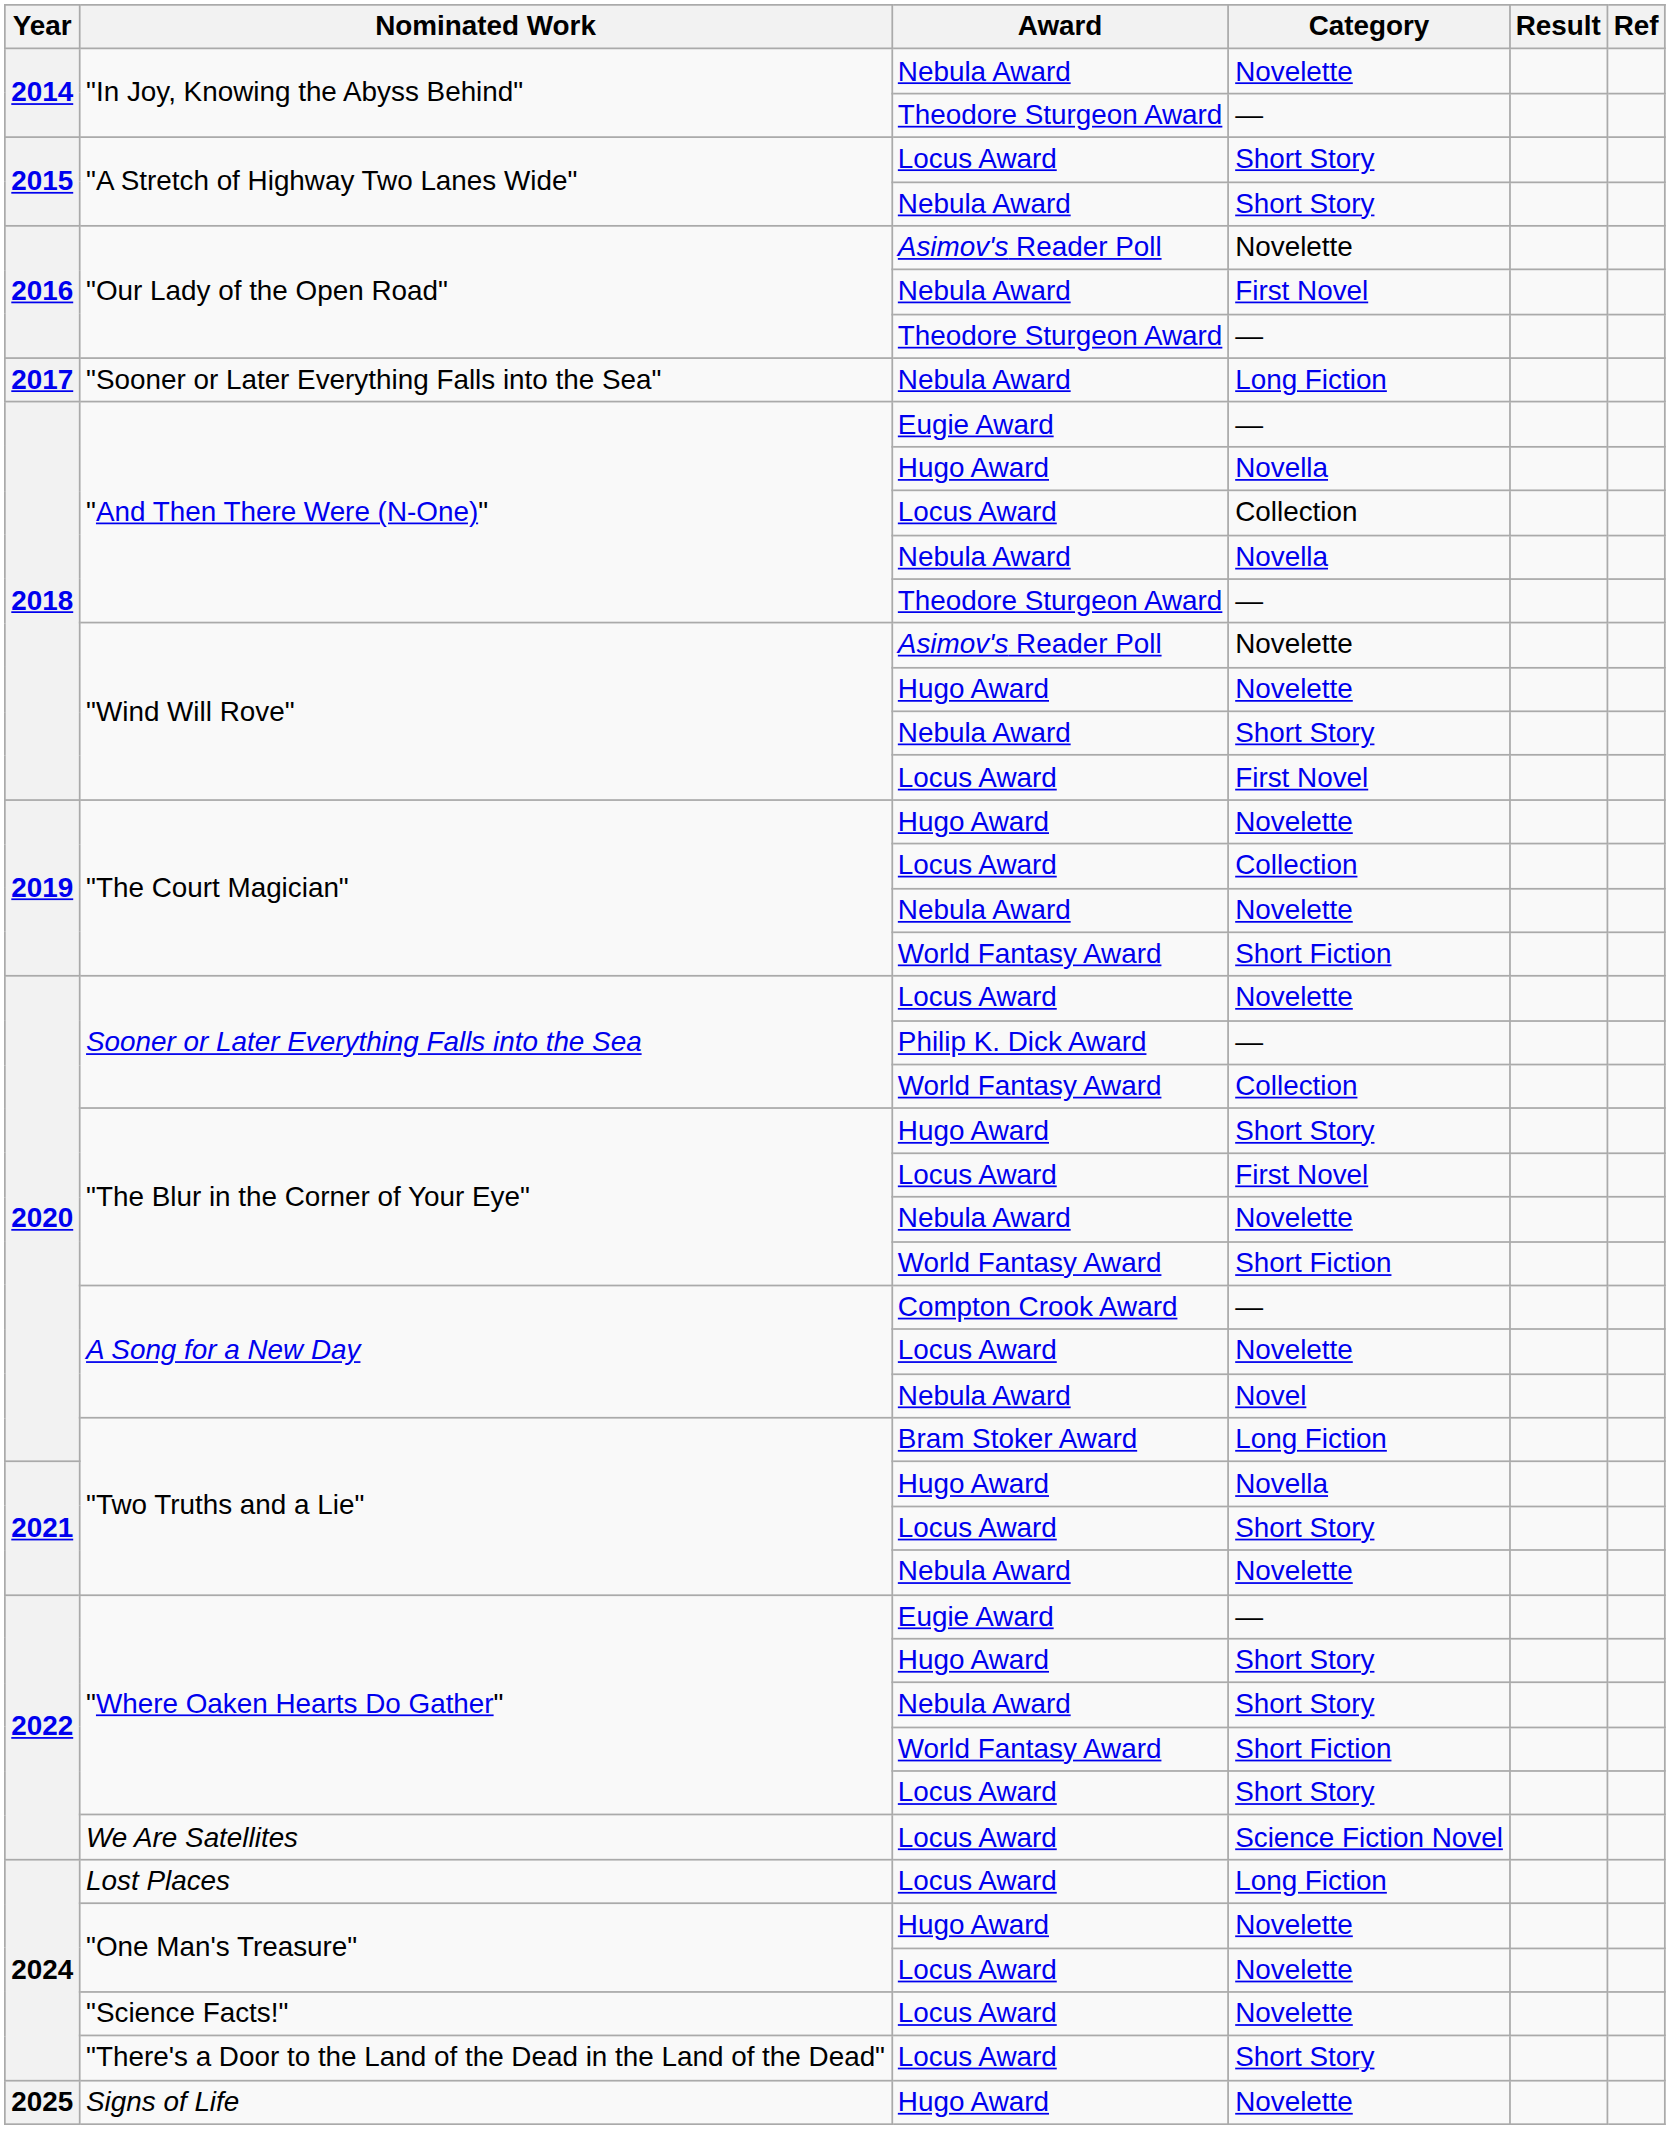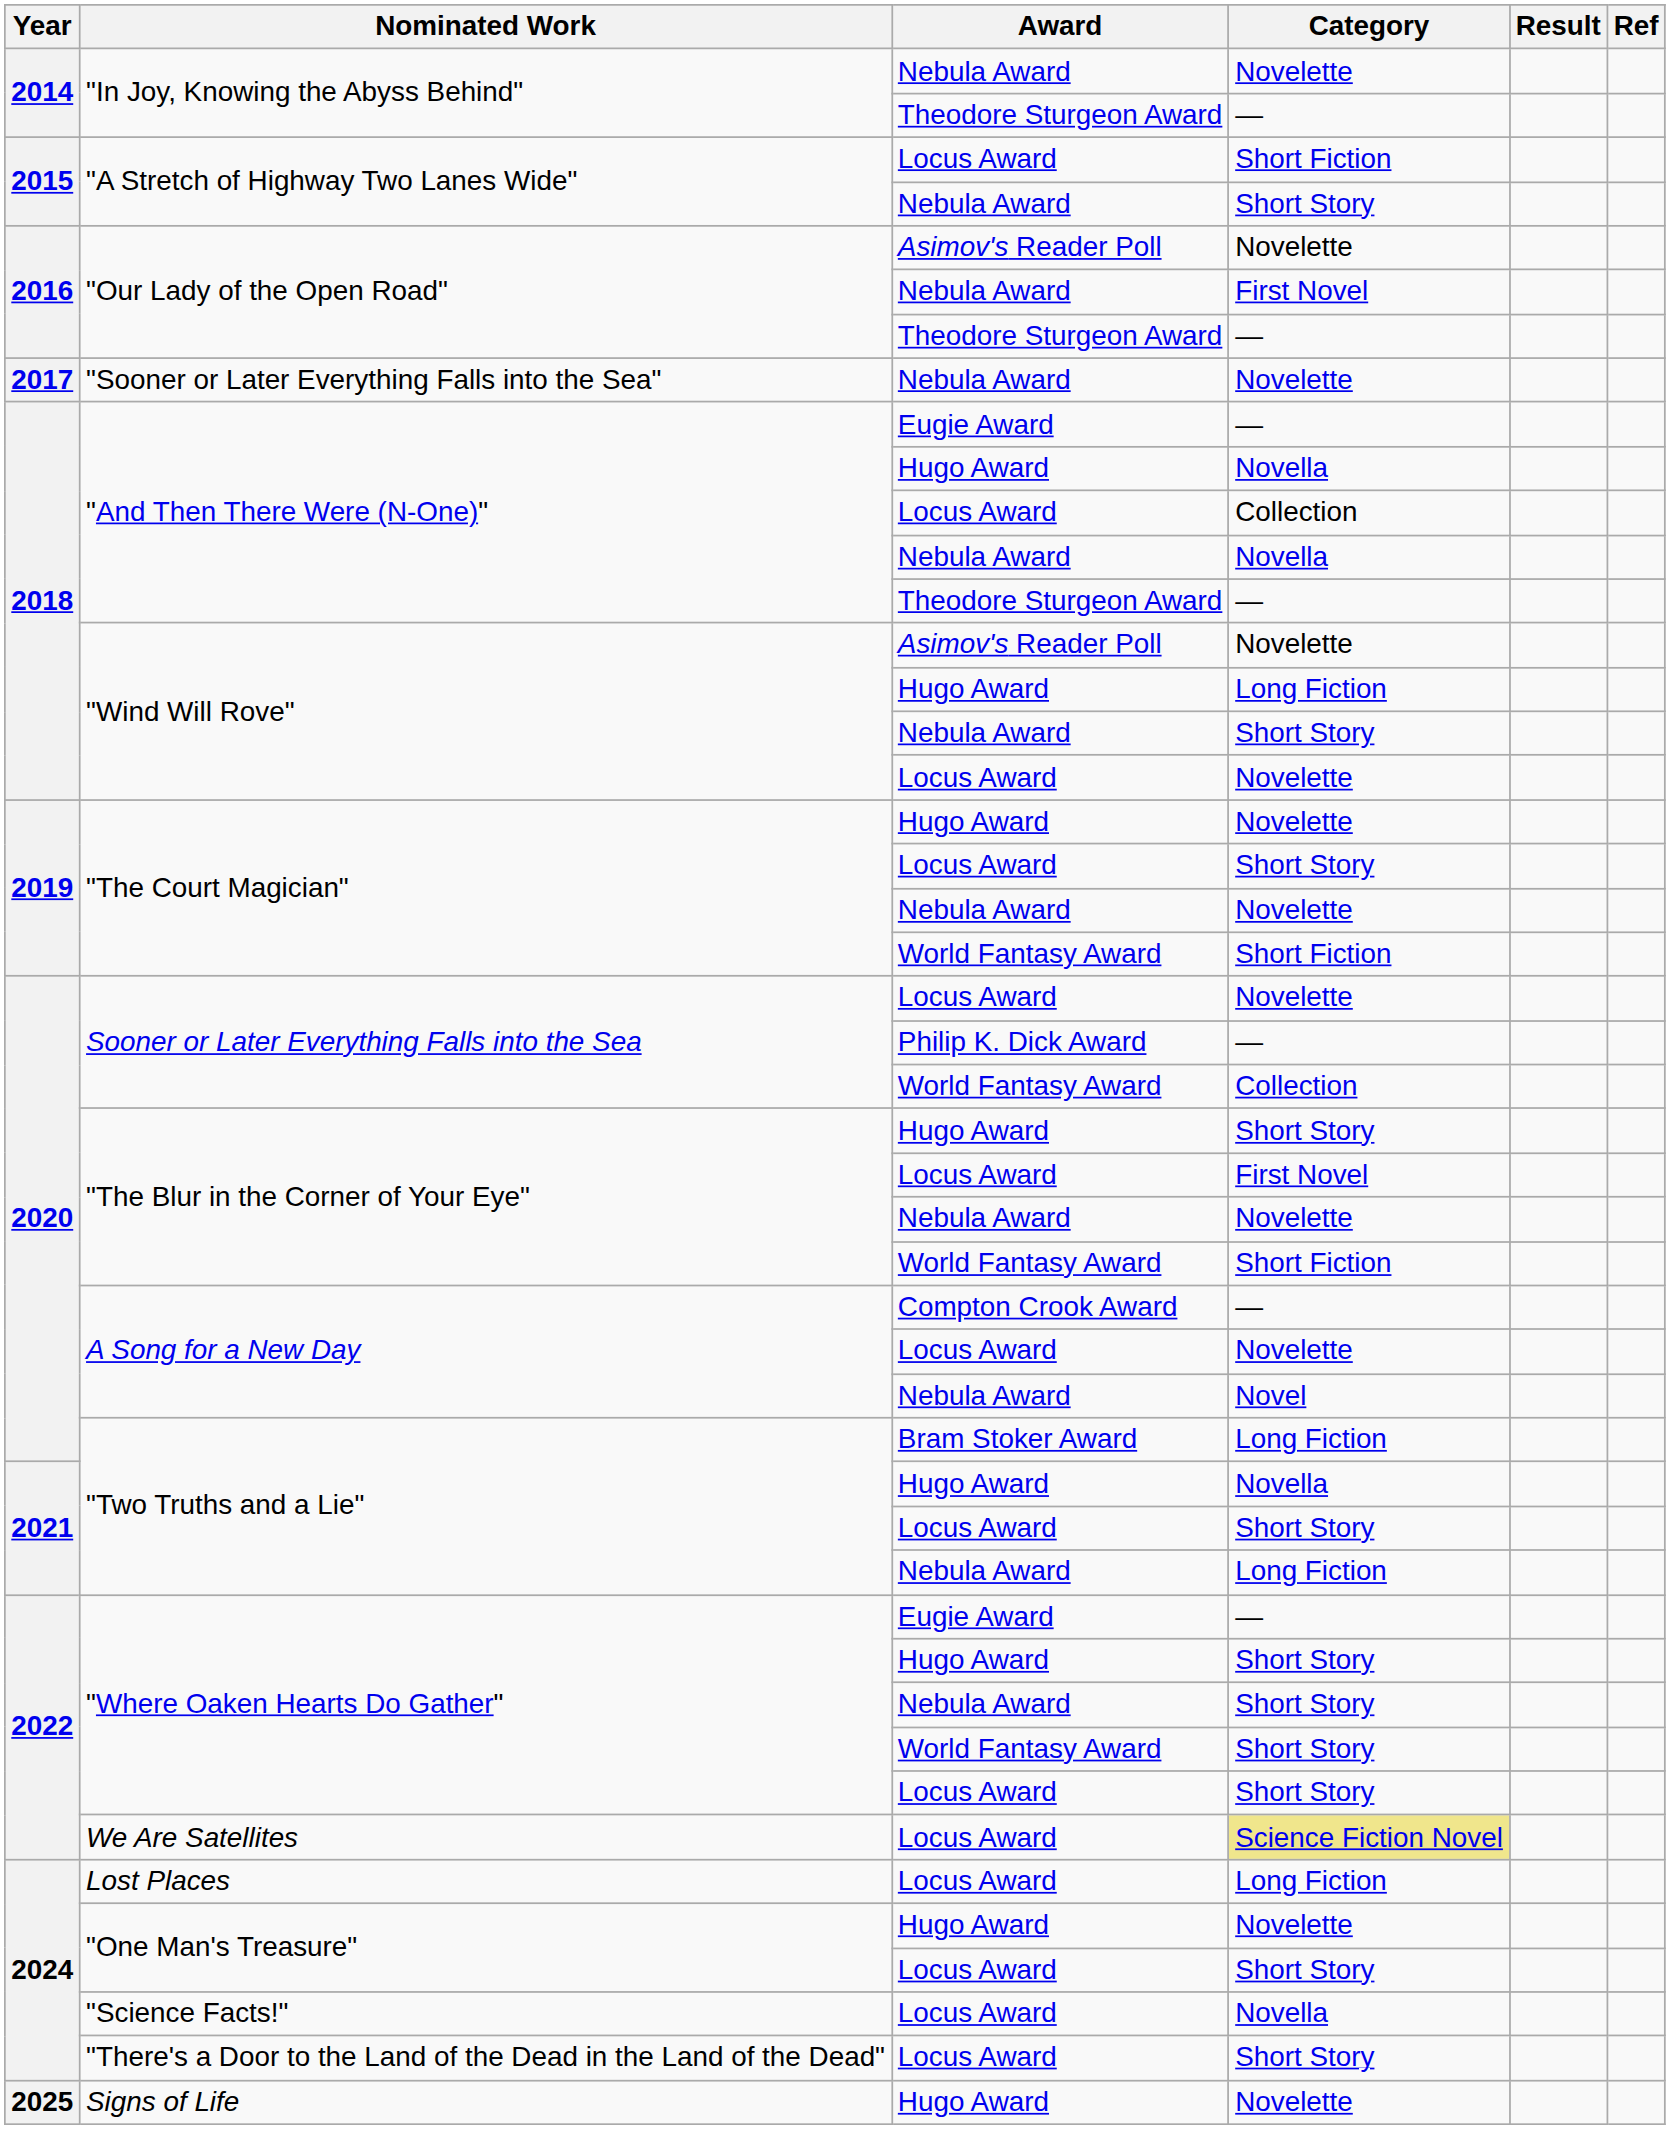(1305, 159) Short Story -> (1313, 159) Short Fiction
(1311, 379) Long Fiction -> (1294, 379) Novelette
(1294, 688) Novelette -> (1311, 688) Long Fiction
(1302, 777) First Novel -> (1294, 777) Novelette
(1296, 865) Collection -> (1305, 865) Short Story
(1294, 1571) Novelette -> (1311, 1571) Long Fiction
(1313, 1748) Short Fiction -> (1305, 1748) Short Story
(1369, 1836) no background -> (1369, 1836) khaki background
(1294, 1969) Novelette -> (1305, 1969) Short Story
(1294, 2013) Novelette -> (1282, 2013) Novella
